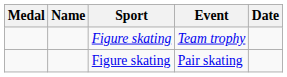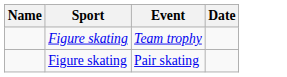- column: (26, 15)
